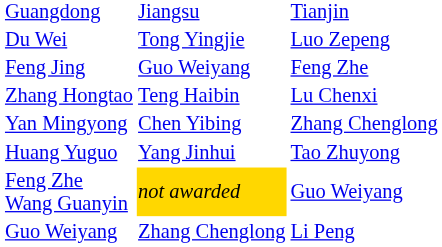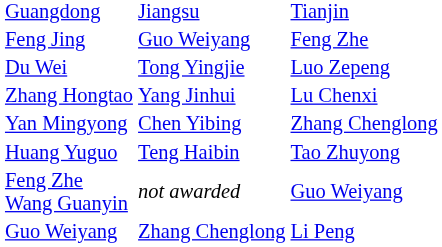rows swapped: (45, 67) <-> (36, 39)
(189, 95) Teng Haibin -> (187, 95) Yang Jinhui
(187, 152) Yang Jinhui -> (189, 152) Teng Haibin
(189, 191) gold background -> (189, 191) no background
